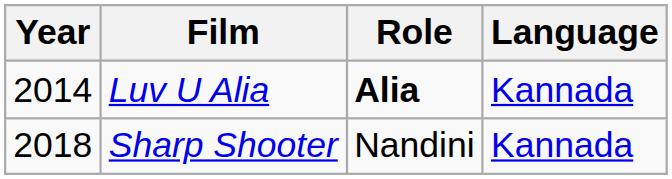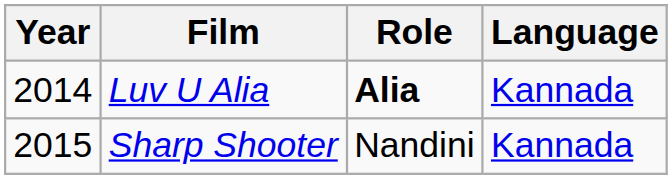(53, 145) 2018 -> (53, 145) 2015
